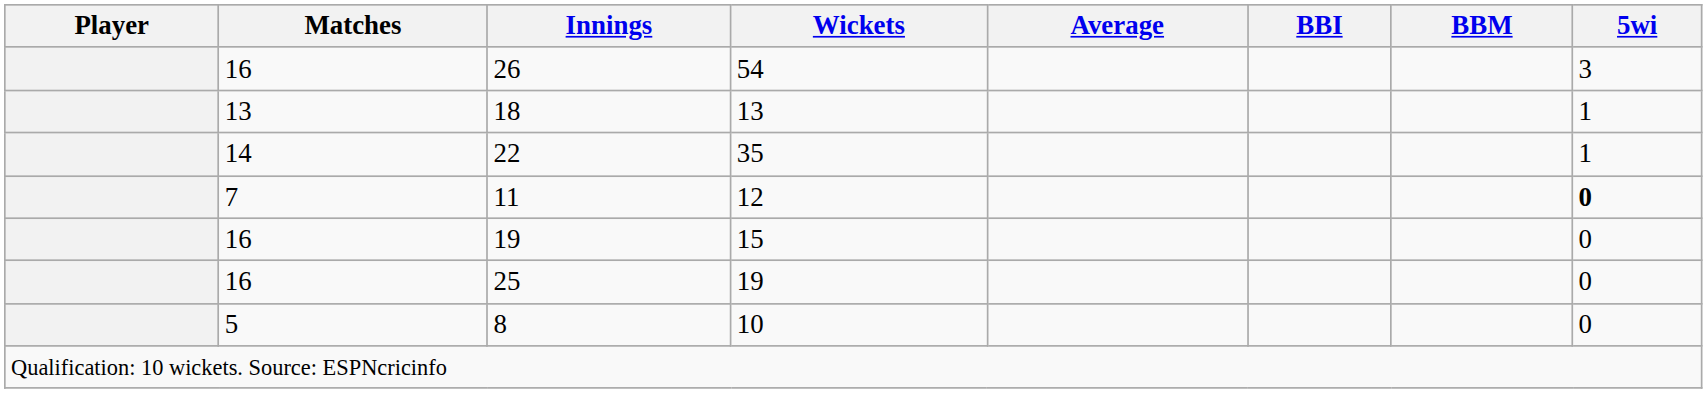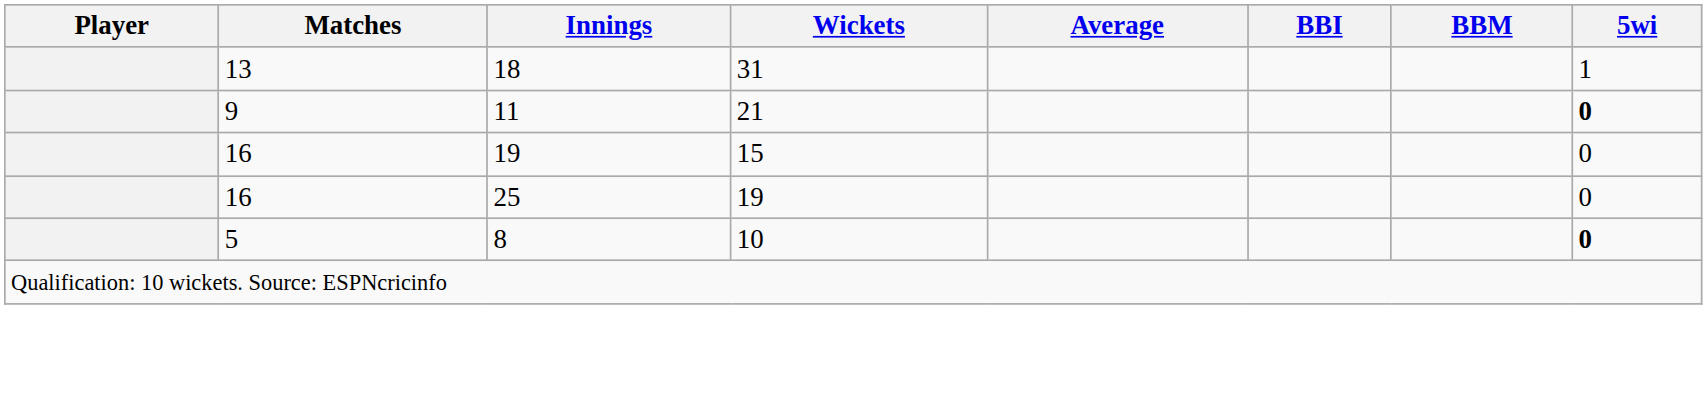- row: (507, 68)
(750, 111) 13 -> (750, 68) 31
- row: (507, 153)
(231, 196) 7 -> (231, 111) 9
(750, 196) 12 -> (750, 111) 21
(1585, 324) normal -> (1585, 238) bold
